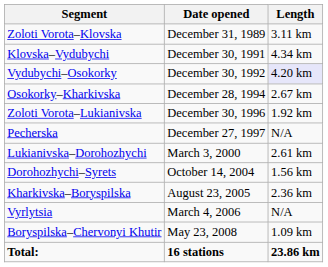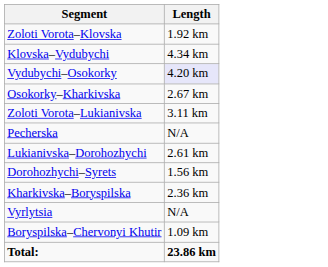- column: (216, 14)
(291, 34) 3.11 km -> (188, 34) 1.92 km
(292, 113) 1.92 km -> (188, 113) 3.11 km
